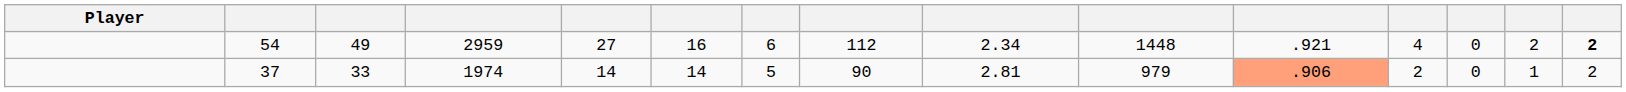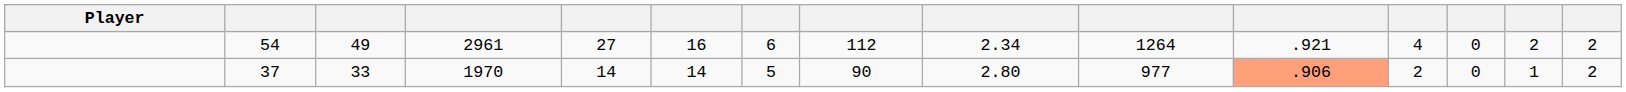(483, 45) 2959 -> (483, 45) 2961
(1156, 45) 1448 -> (1156, 45) 1264
(1592, 45) bold -> (1592, 45) normal
(483, 72) 1974 -> (483, 72) 1970
(1000, 72) 2.81 -> (1000, 72) 2.80
(1156, 72) 979 -> (1156, 72) 977
